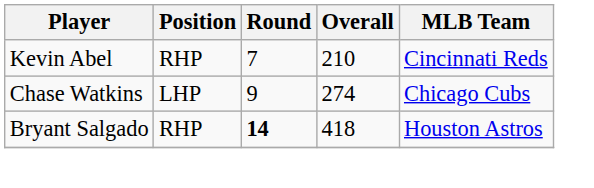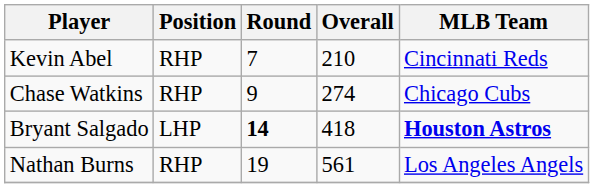(180, 93) LHP -> (181, 93) RHP
(181, 128) RHP -> (180, 128) LHP
(473, 128) normal -> (478, 128) bold
+ row: (72, 164)
